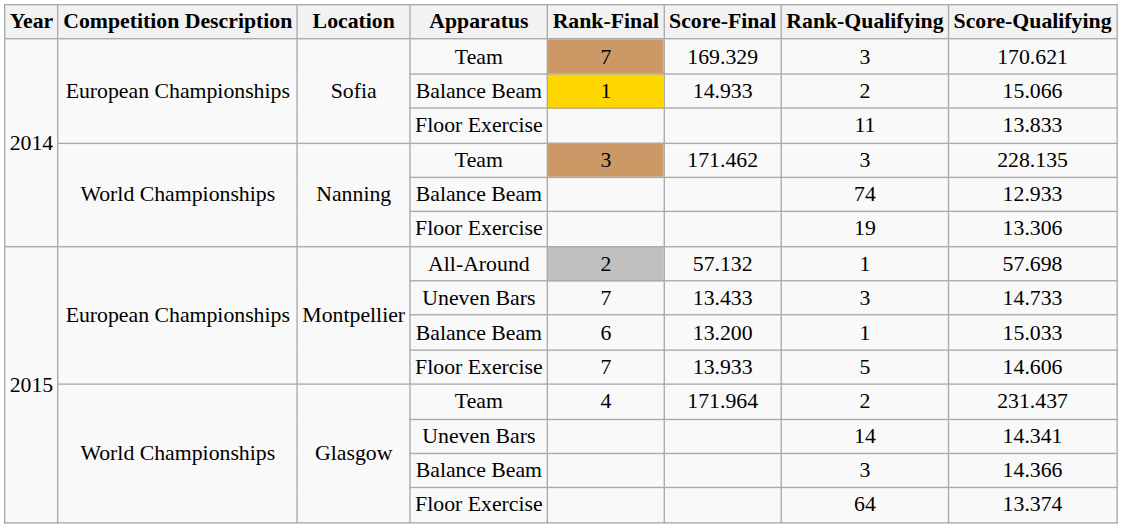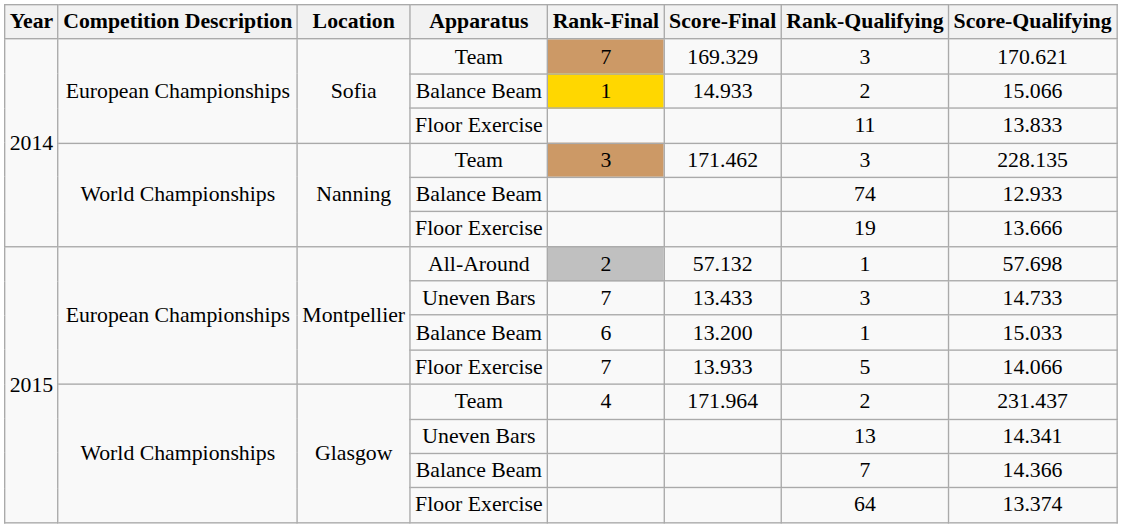(1033, 228) 13.306 -> (1033, 228) 13.666
(1033, 366) 14.606 -> (1033, 366) 14.066
(865, 435) 14 -> (865, 435) 13
(865, 470) 3 -> (865, 470) 7
